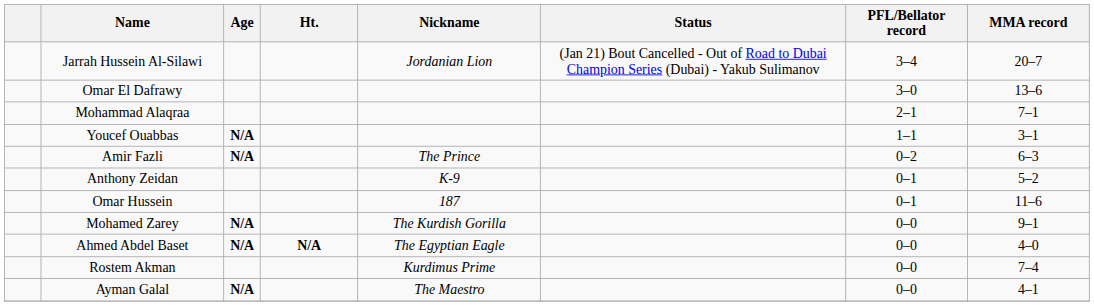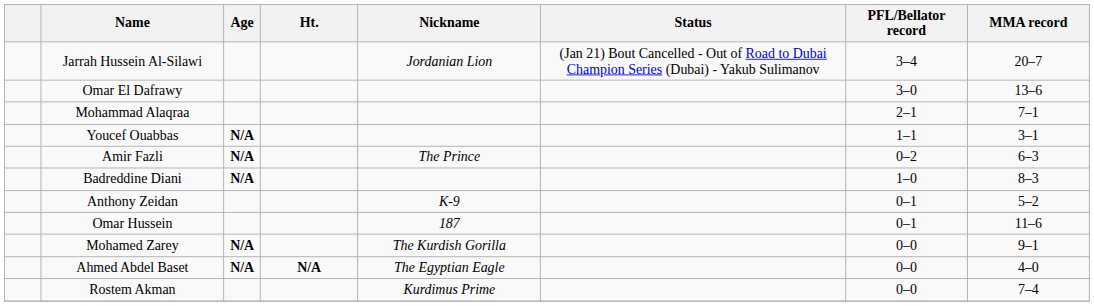+ row: (132, 179)
- row: (132, 289)
